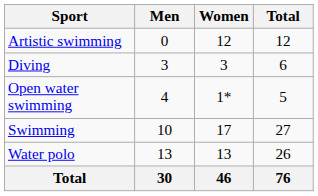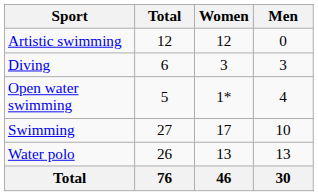columns swapped: (165, 16) <-> (283, 16)
